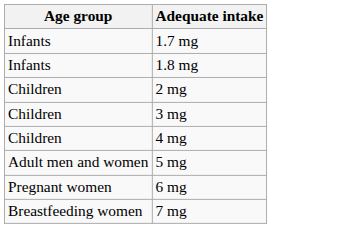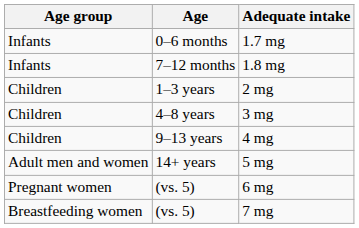+ column: (195, 16)
